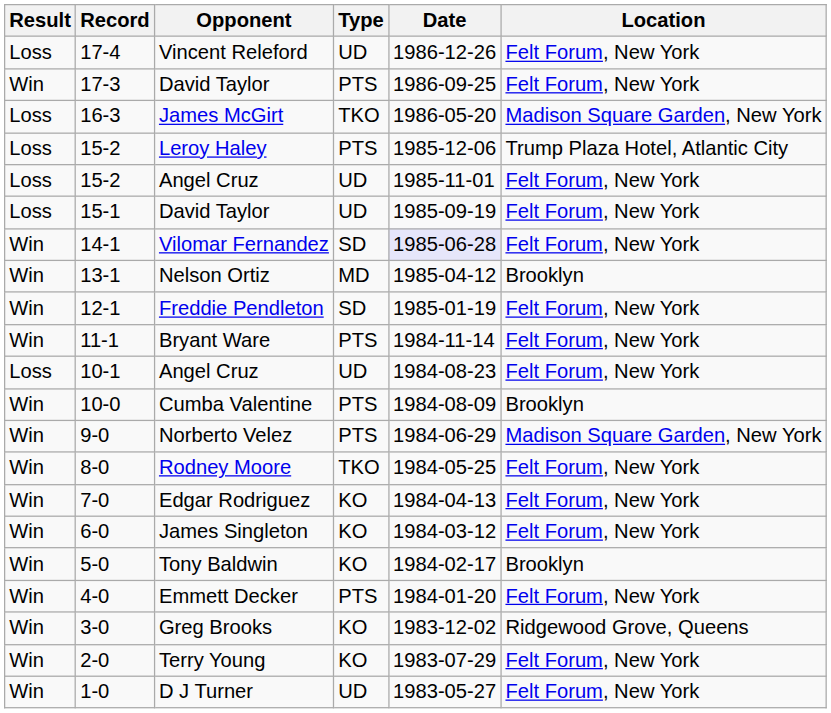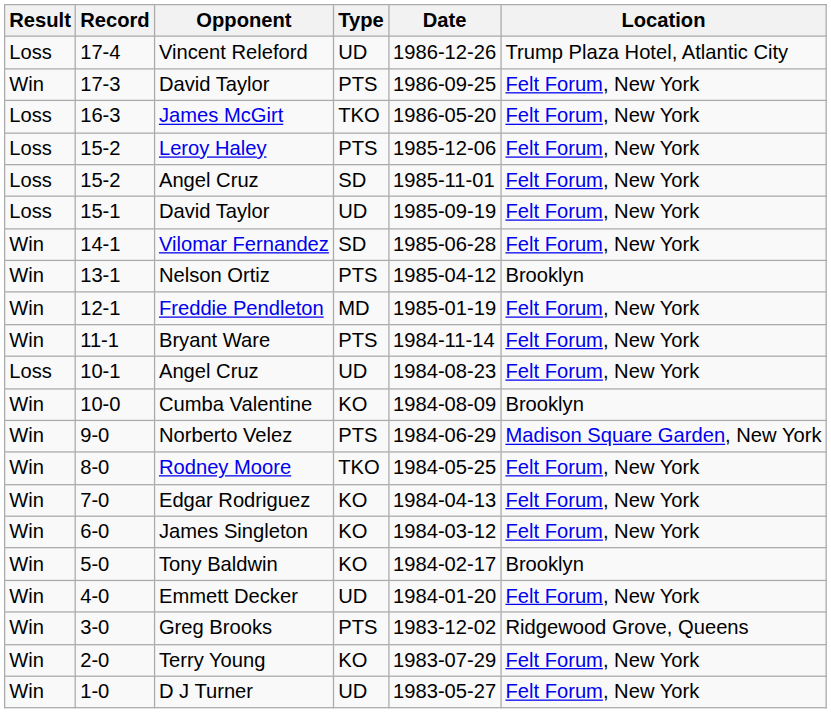(602, 52) Felt Forum, New York -> (647, 52) Trump Plaza Hotel, Atlantic City
(663, 116) Madison Square Garden, New York -> (602, 116) Felt Forum, New York
(647, 148) Trump Plaza Hotel, Atlantic City -> (602, 148) Felt Forum, New York
(353, 180) UD -> (352, 180) SD
(445, 244) lavender background -> (445, 244) no background
(354, 276) MD -> (358, 276) PTS
(352, 308) SD -> (354, 308) MD
(358, 404) PTS -> (353, 404) KO
(358, 595) PTS -> (353, 595) UD
(353, 627) KO -> (358, 627) PTS
